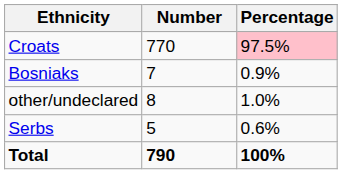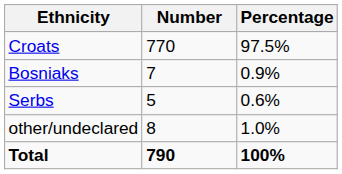(265, 45) pink background -> (265, 45) no background
rows swapped: (31, 127) <-> (73, 100)
